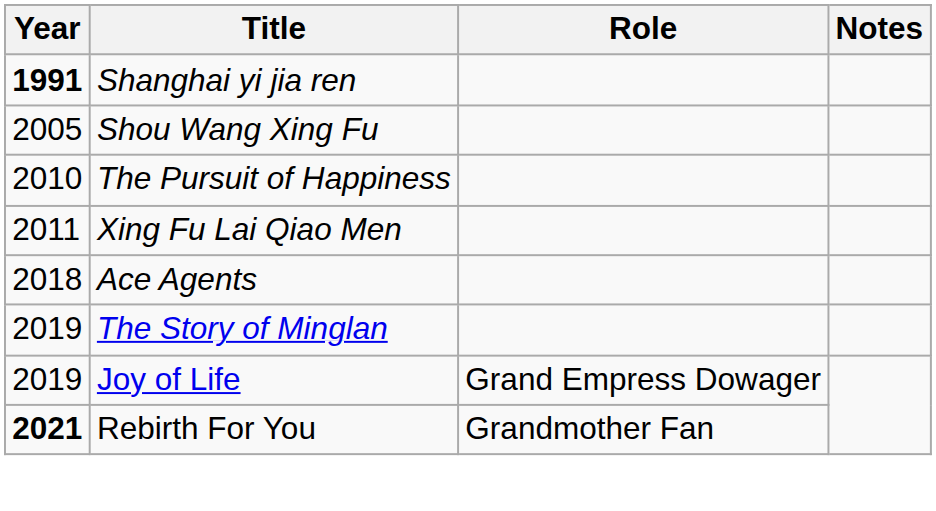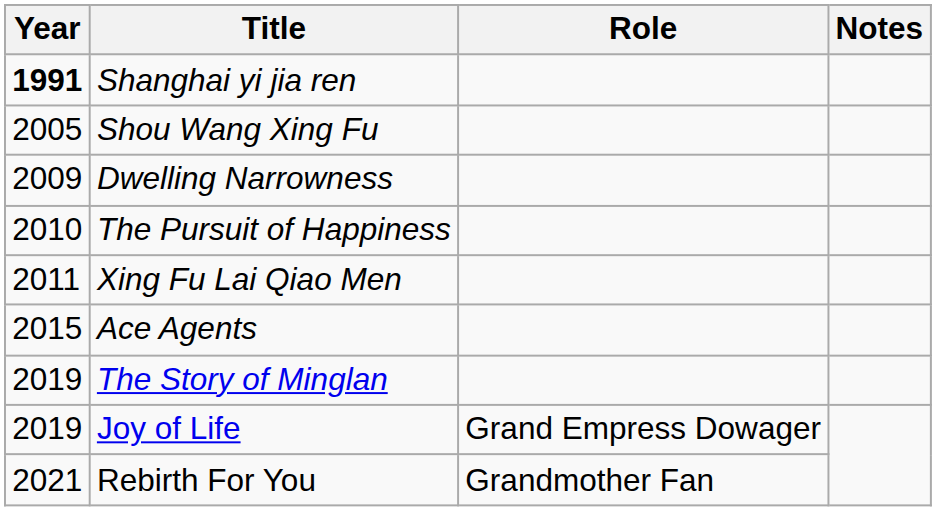+ row: (245, 179)
(47, 279) 2018 -> (47, 329) 2015
(47, 429) bold -> (47, 479) normal
